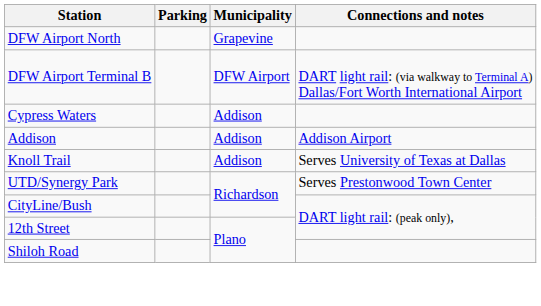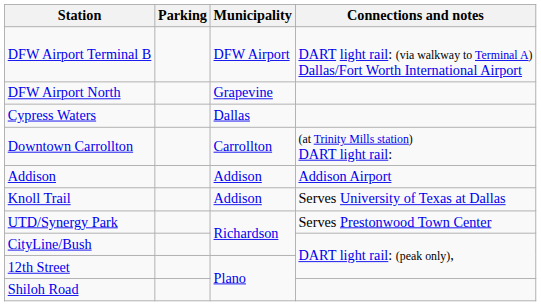rows swapped: (80, 76) <-> (64, 38)
(238, 115) Addison -> (232, 115) Dallas
+ row: (70, 146)
